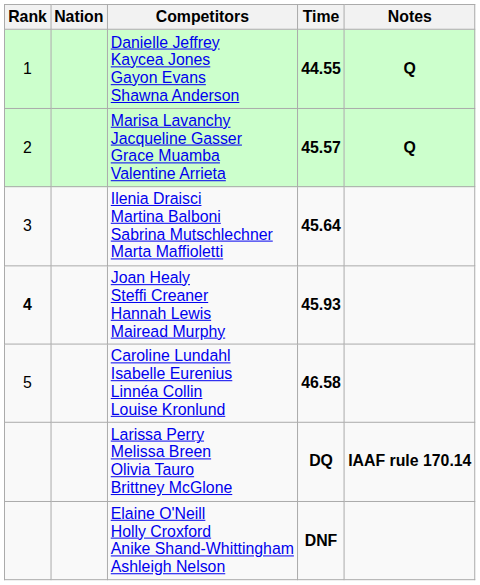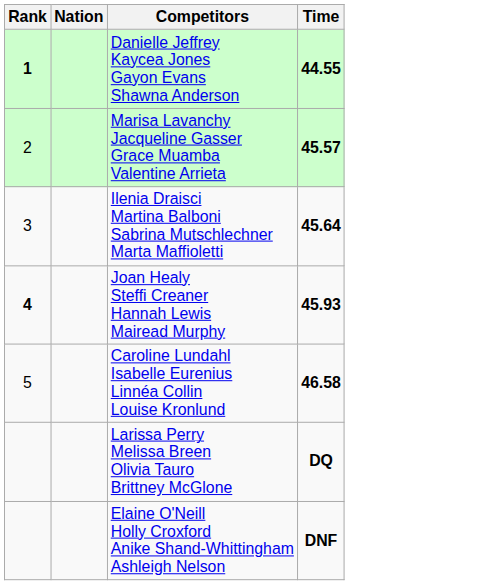- column: (410, 17)
(28, 68) normal -> (28, 68) bold
